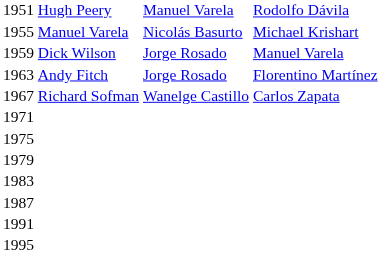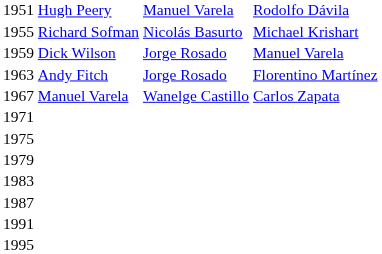(83, 31) Manuel Varela -> (88, 31) Richard Sofman
(88, 96) Richard Sofman -> (83, 96) Manuel Varela
